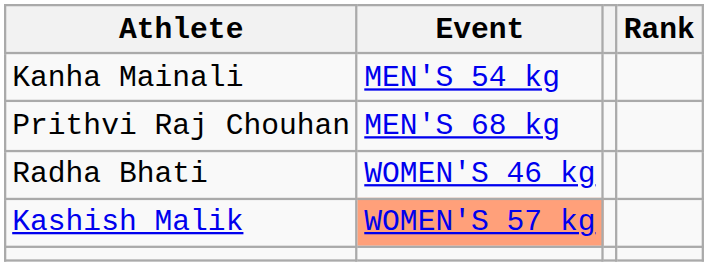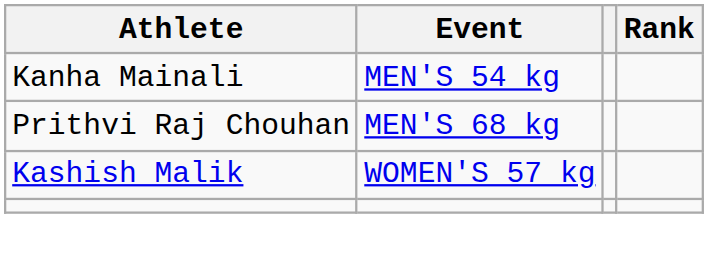- row: (110, 174)
(480, 223) lightsalmon background -> (480, 174) no background
